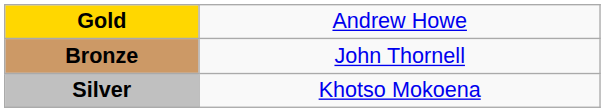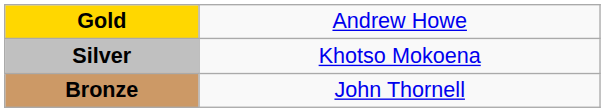rows swapped: (102, 90) <-> (102, 55)
